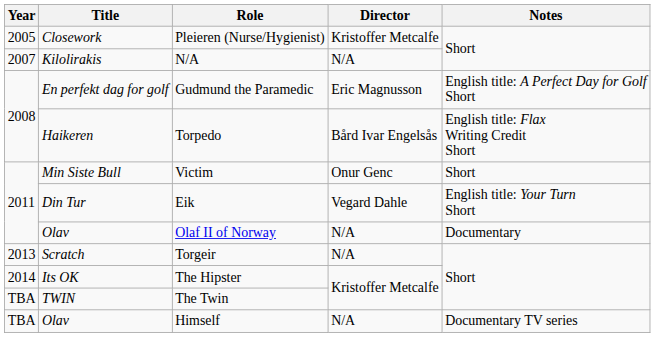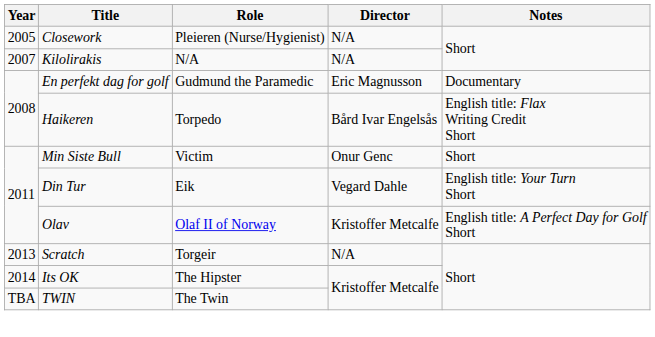(385, 37) Kristoffer Metcalfe -> (343, 37) N/A
(546, 89) English title: A Perfect Day for Golf Short -> (483, 81) Documentary
(343, 232) N/A -> (385, 224) Kristoffer Metcalfe
(483, 232) Documentary -> (546, 224) English title: A Perfect Day for Golf Short
- row: (198, 321)
